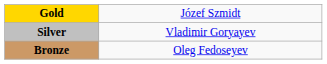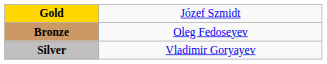rows swapped: (52, 31) <-> (52, 50)
